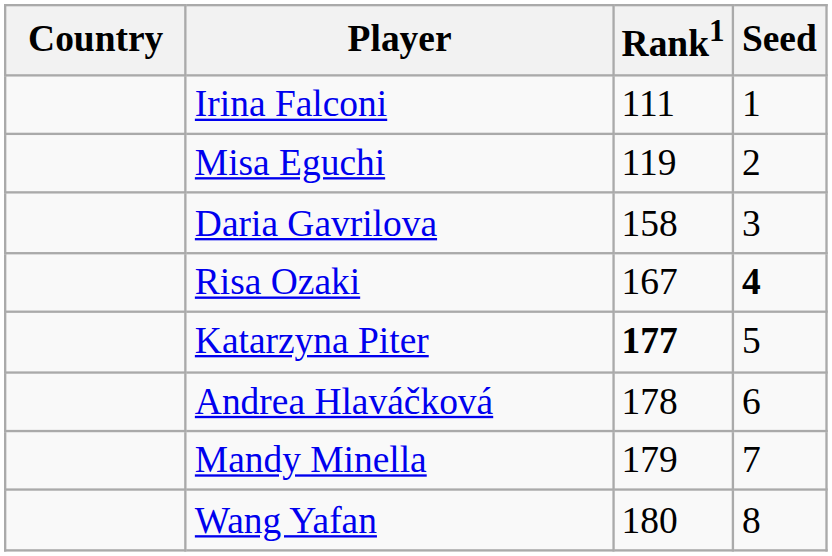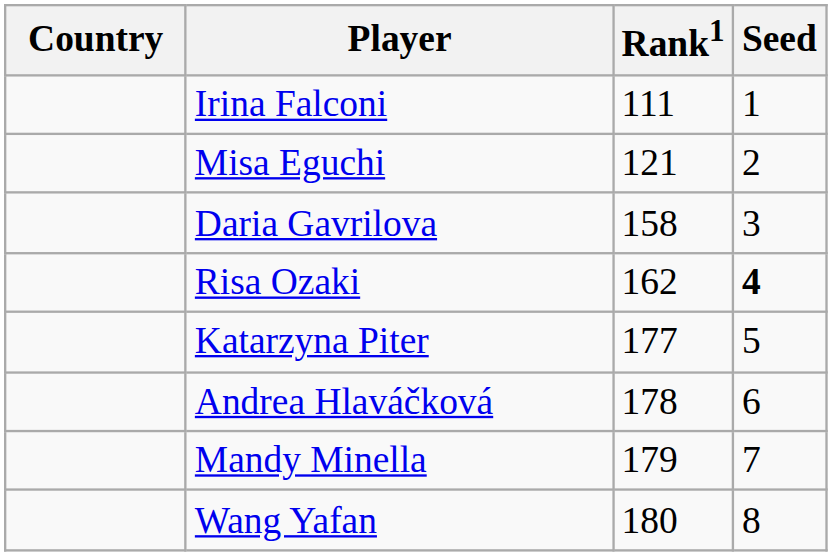(649, 163) 119 -> (650, 163) 121
(650, 281) 167 -> (650, 281) 162
(650, 341) bold -> (650, 341) normal
